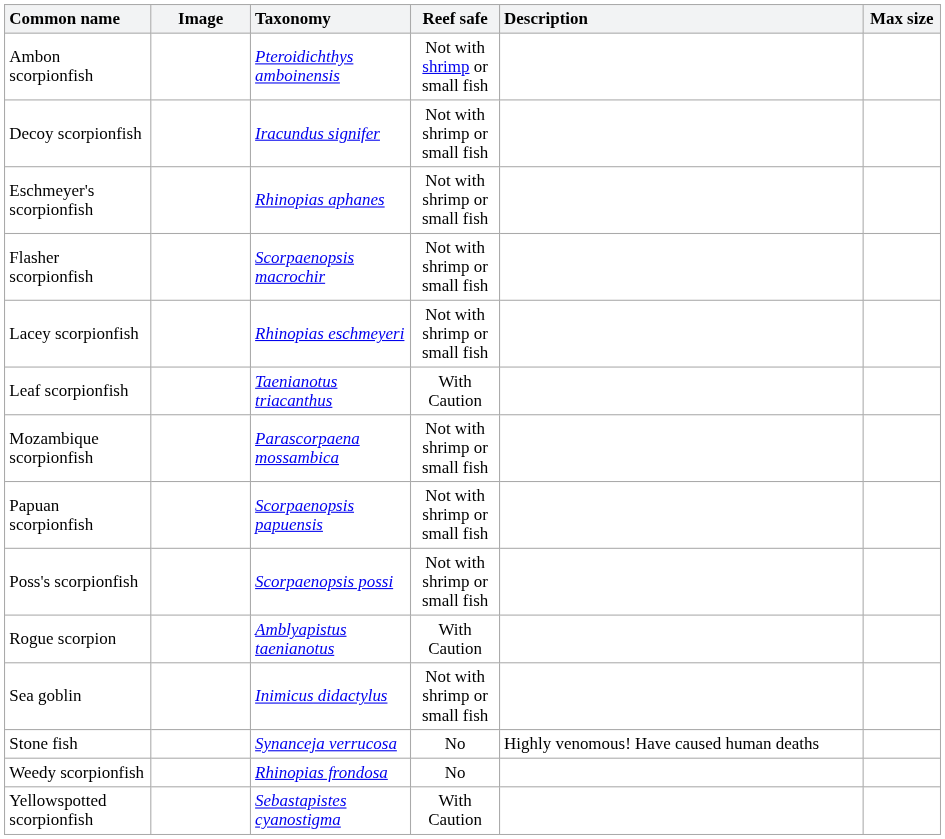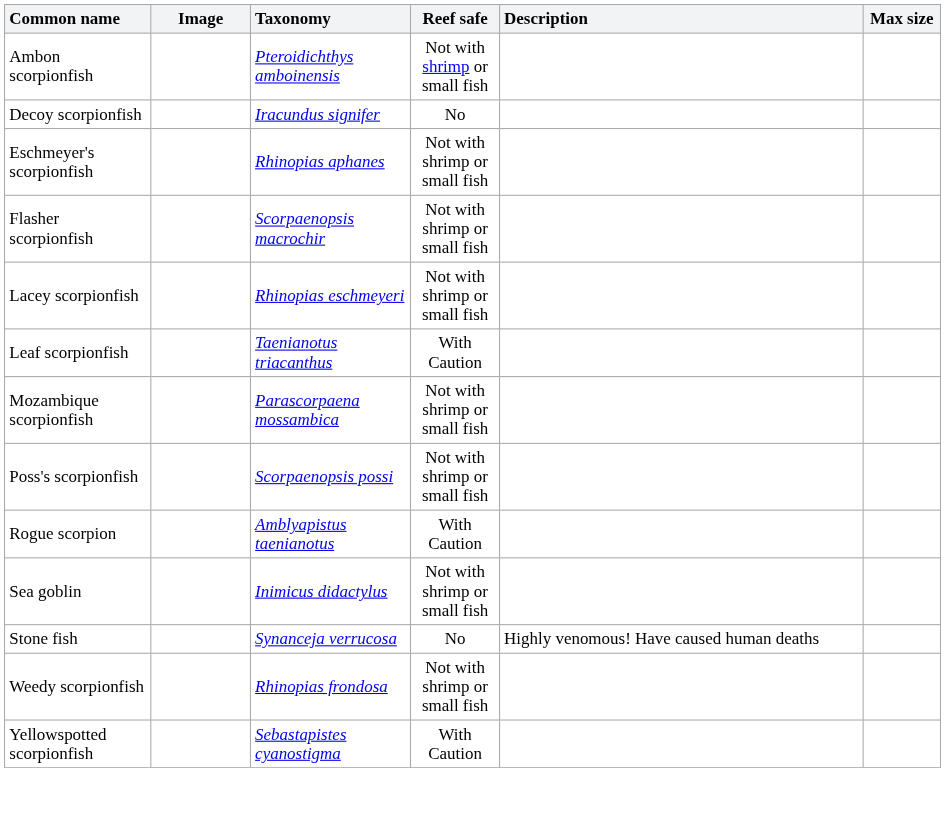(455, 133) Not with shrimp or small fish -> (455, 114) No
- row: (51, 514)
(455, 772) No -> (455, 686) Not with shrimp or small fish
